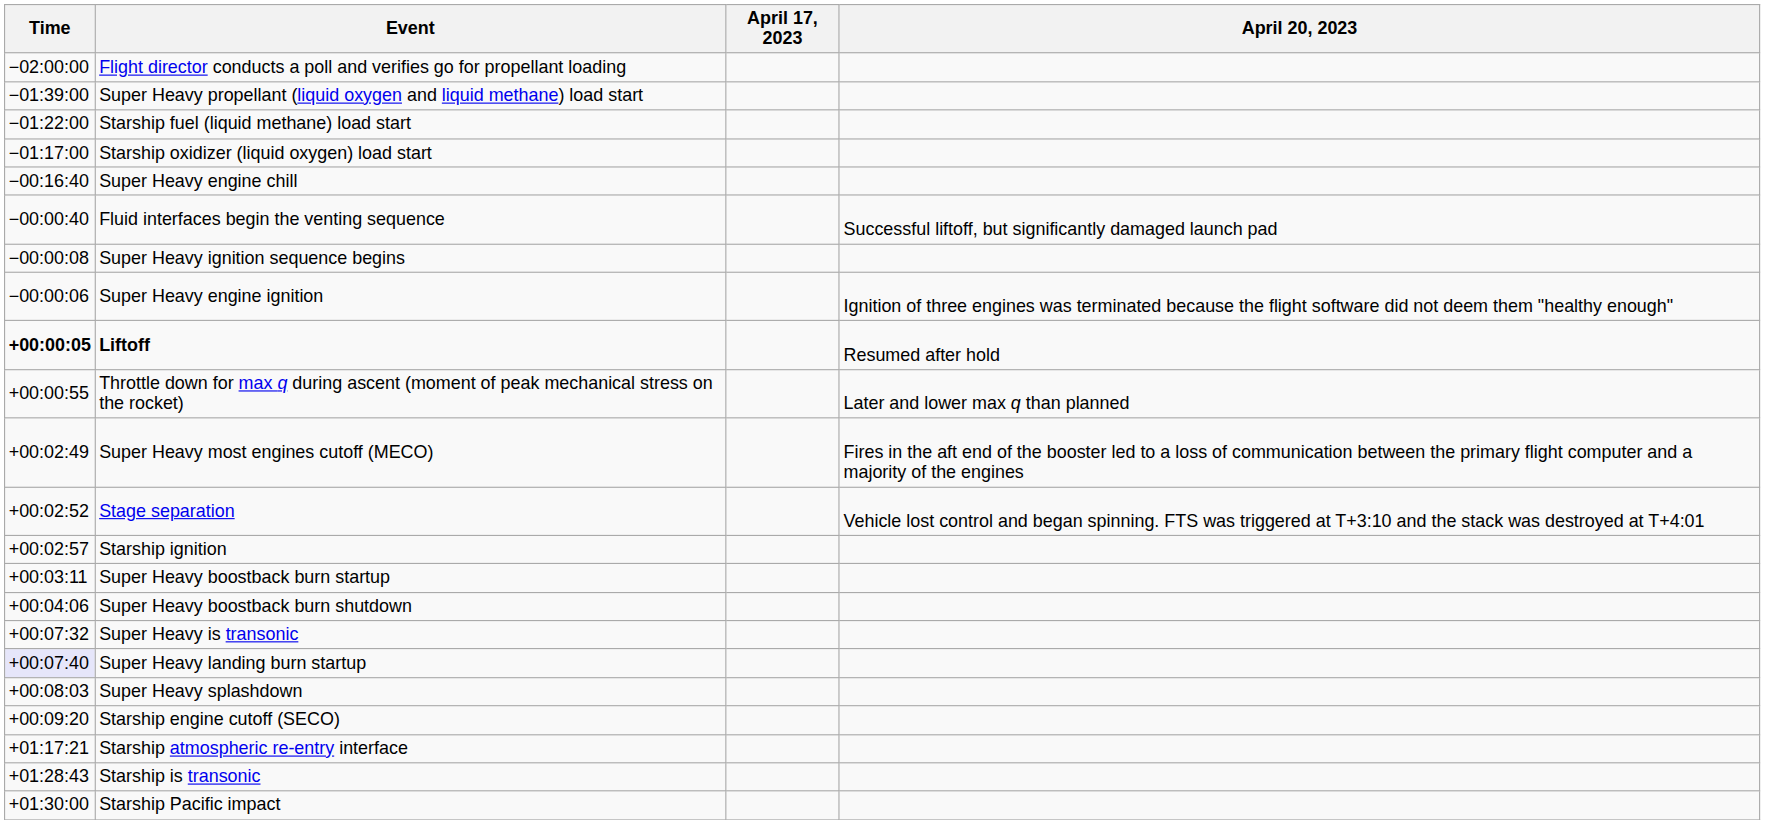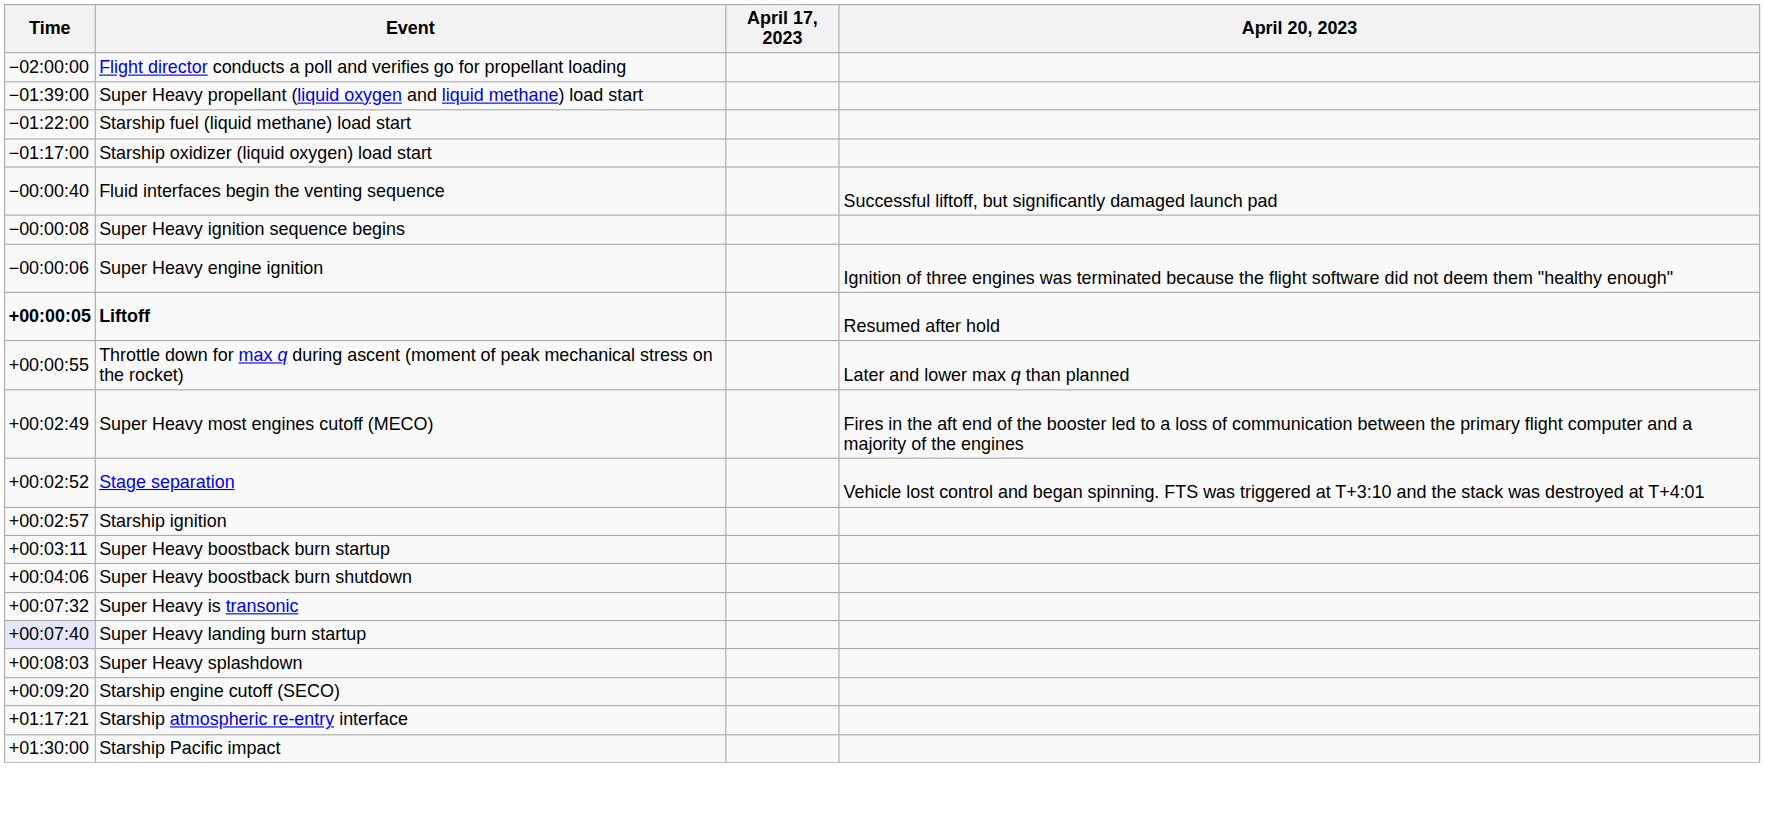- row: (198, 180)
- row: (180, 776)
